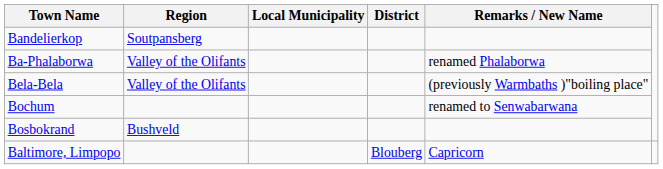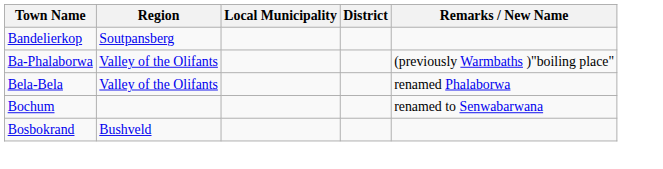(487, 61) renamed Phalaborwa -> (504, 61) (previously Warmbaths )"boiling place"
(538, 84) (previously Warmbaths )"boiling place" -> (452, 84) renamed Phalaborwa
- row: (64, 152)
